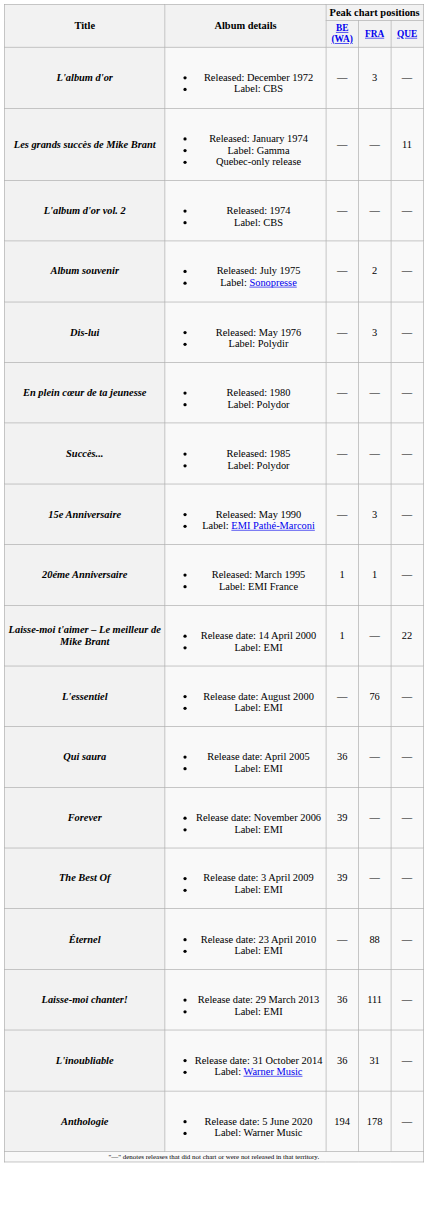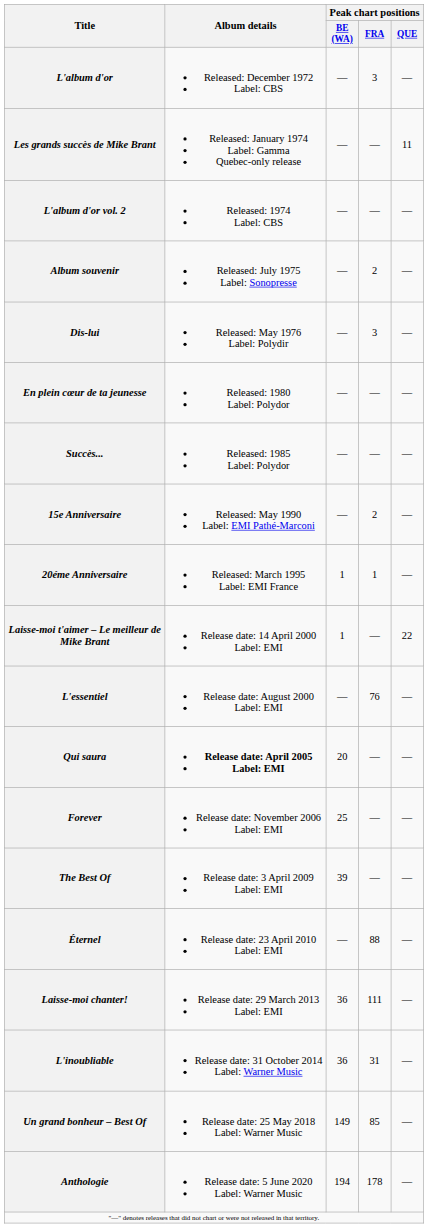(375, 514) 3 -> (375, 514) 2
(246, 763) normal -> (246, 763) bold
(342, 757) 36 -> (342, 757) 20
(342, 817) 39 -> (342, 817) 25
+ row: (85, 1121)
